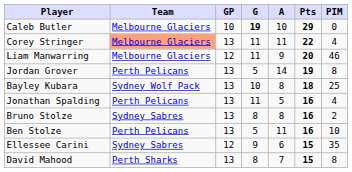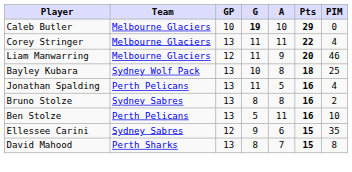(161, 41) lightsalmon background -> (161, 41) no background
- row: (42, 71)
